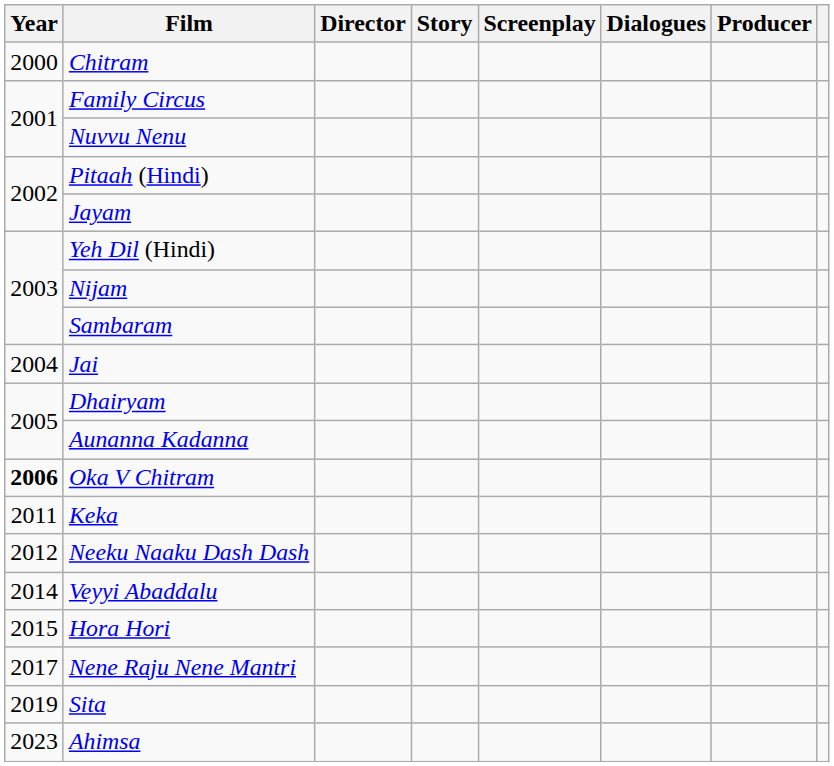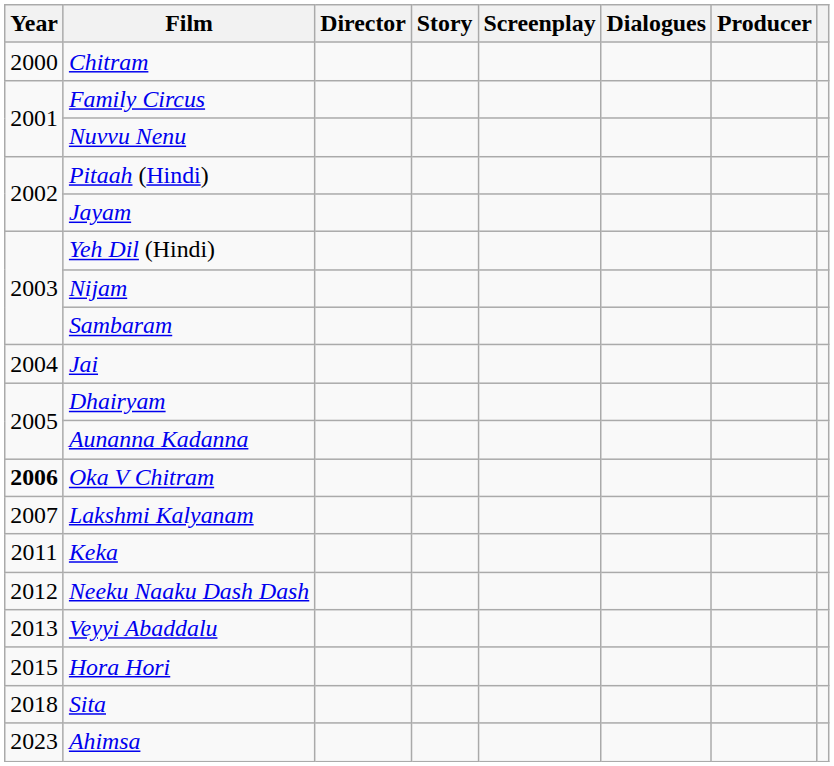+ row: (161, 514)
(34, 590) 2014 -> (34, 628) 2013
- row: (182, 666)
(34, 703) 2019 -> (34, 703) 2018
